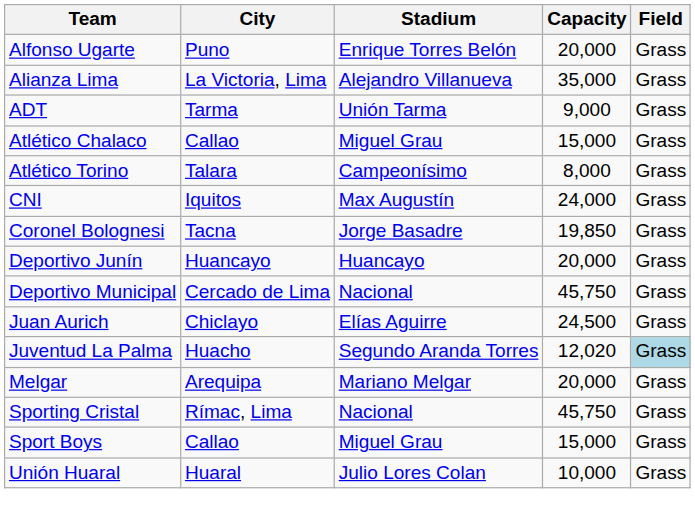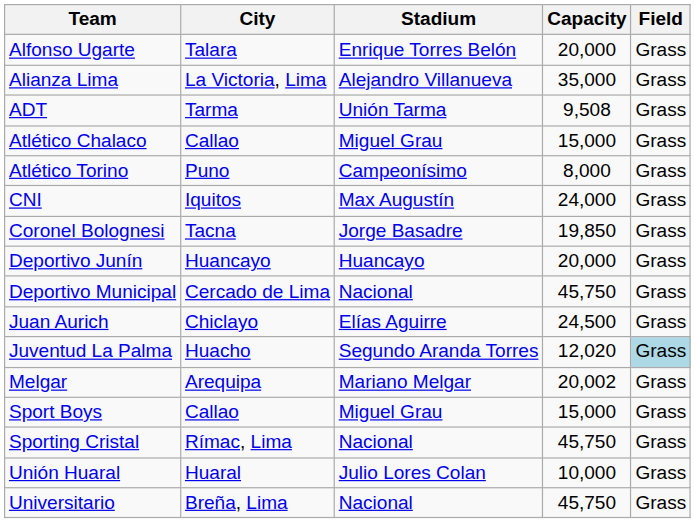(207, 49) Puno -> (211, 49) Talara
(587, 110) 9,000 -> (587, 110) 9,508
(211, 170) Talara -> (207, 170) Puno
(587, 381) 20,000 -> (587, 381) 20,002
rows swapped: (56, 442) <-> (74, 412)
+ row: (62, 502)
